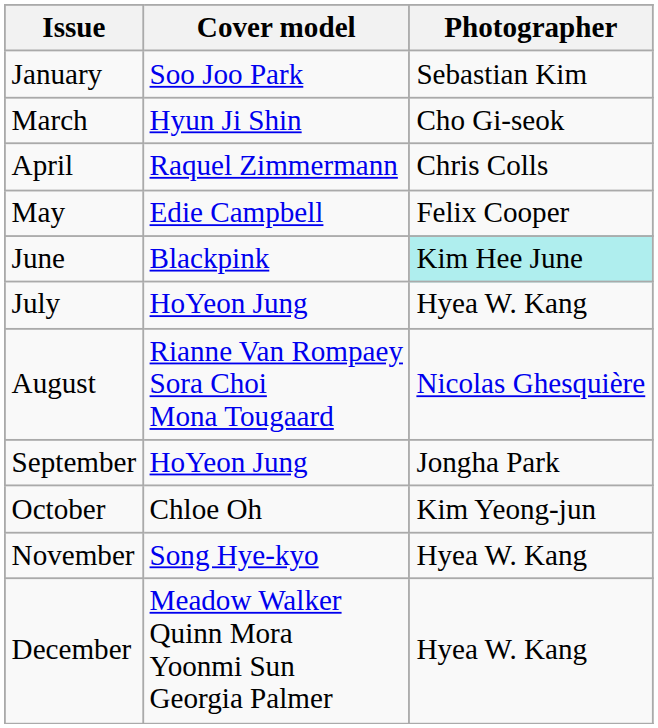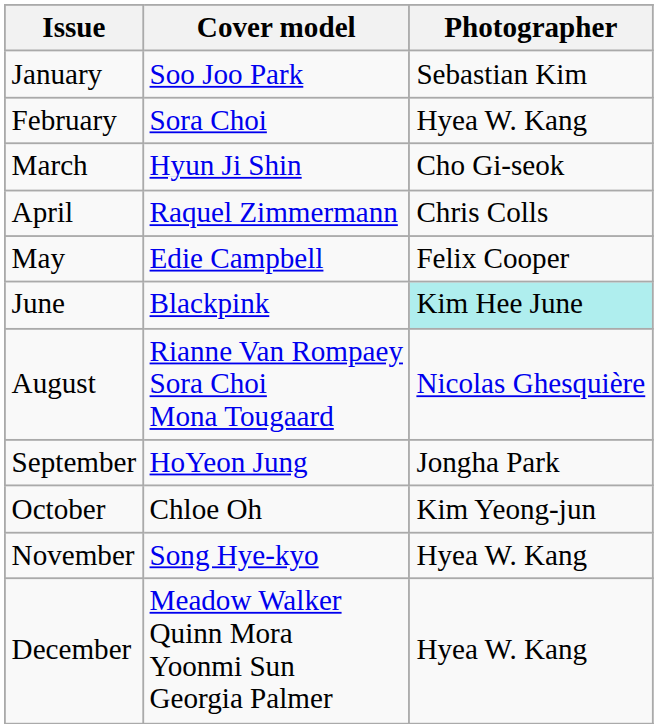+ row: (64, 119)
- row: (36, 304)
